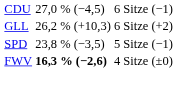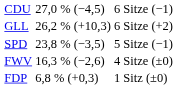(71, 60) bold -> (70, 60) normal
+ row: (16, 78)
